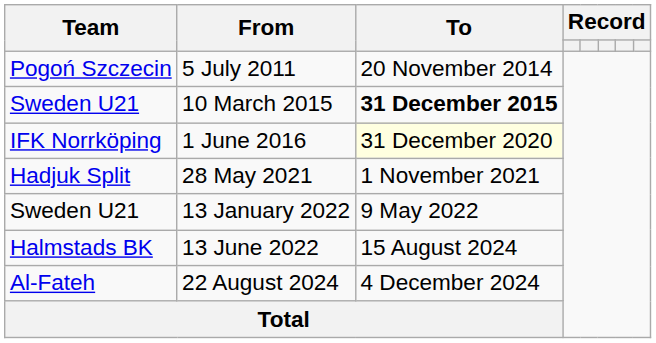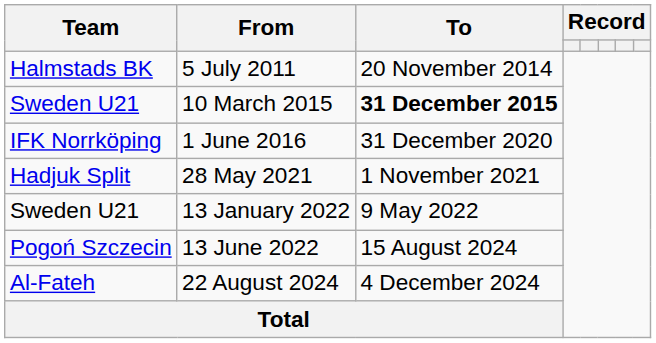(91, 68) Pogoń Szczecin -> (81, 68) Halmstads BK
(456, 140) lightyellow background -> (456, 140) no background
(81, 247) Halmstads BK -> (91, 247) Pogoń Szczecin
